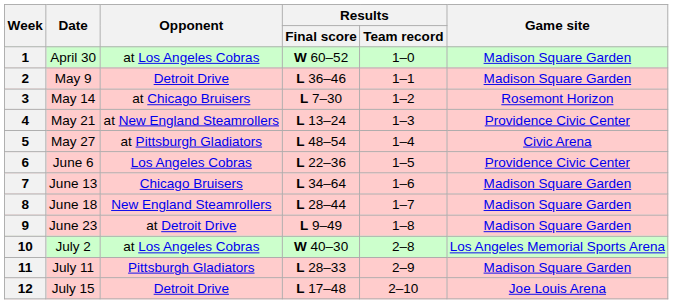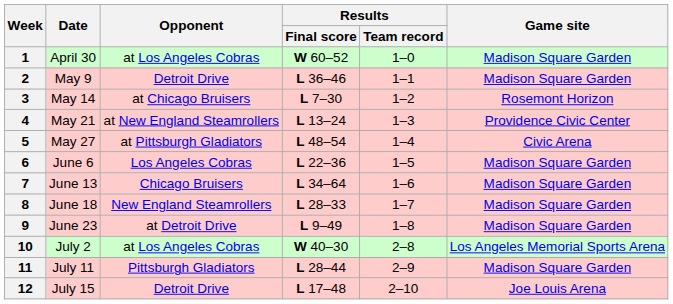(557, 162) Providence Civic Center -> (557, 162) Madison Square Garden
(321, 204) L 28–44 -> (321, 204) L 28–33
(321, 267) L 28–33 -> (321, 267) L 28–44
